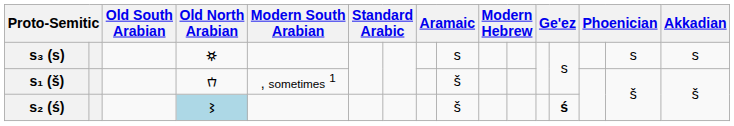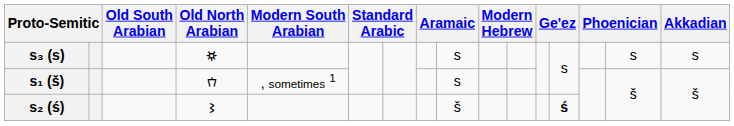(457, 81) š -> (457, 81) s
(212, 108) lightblue background -> (212, 108) no background
